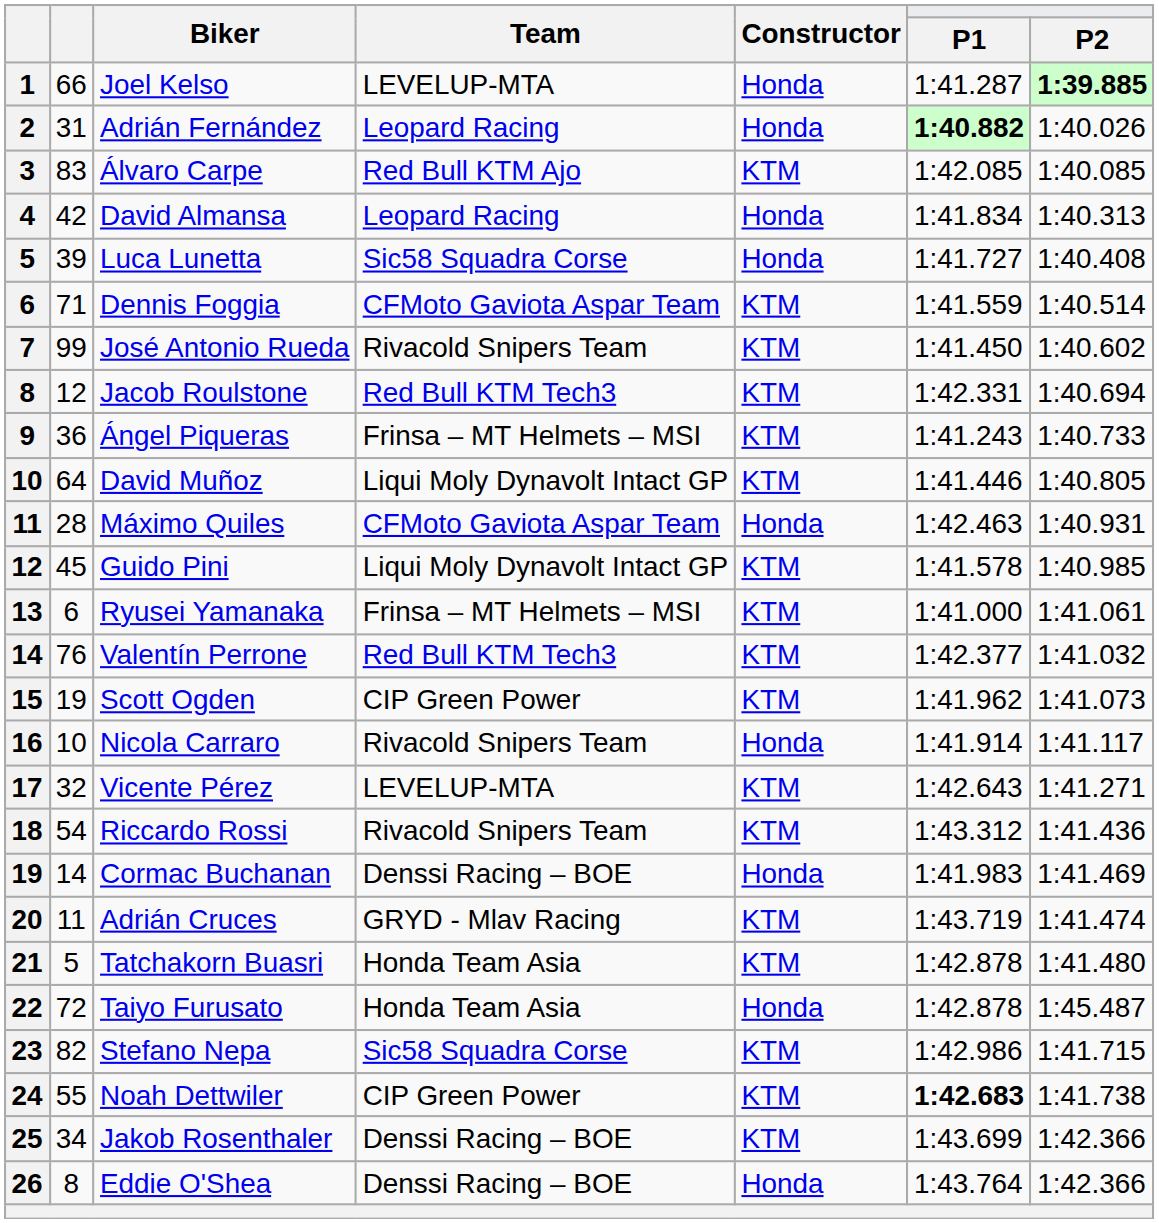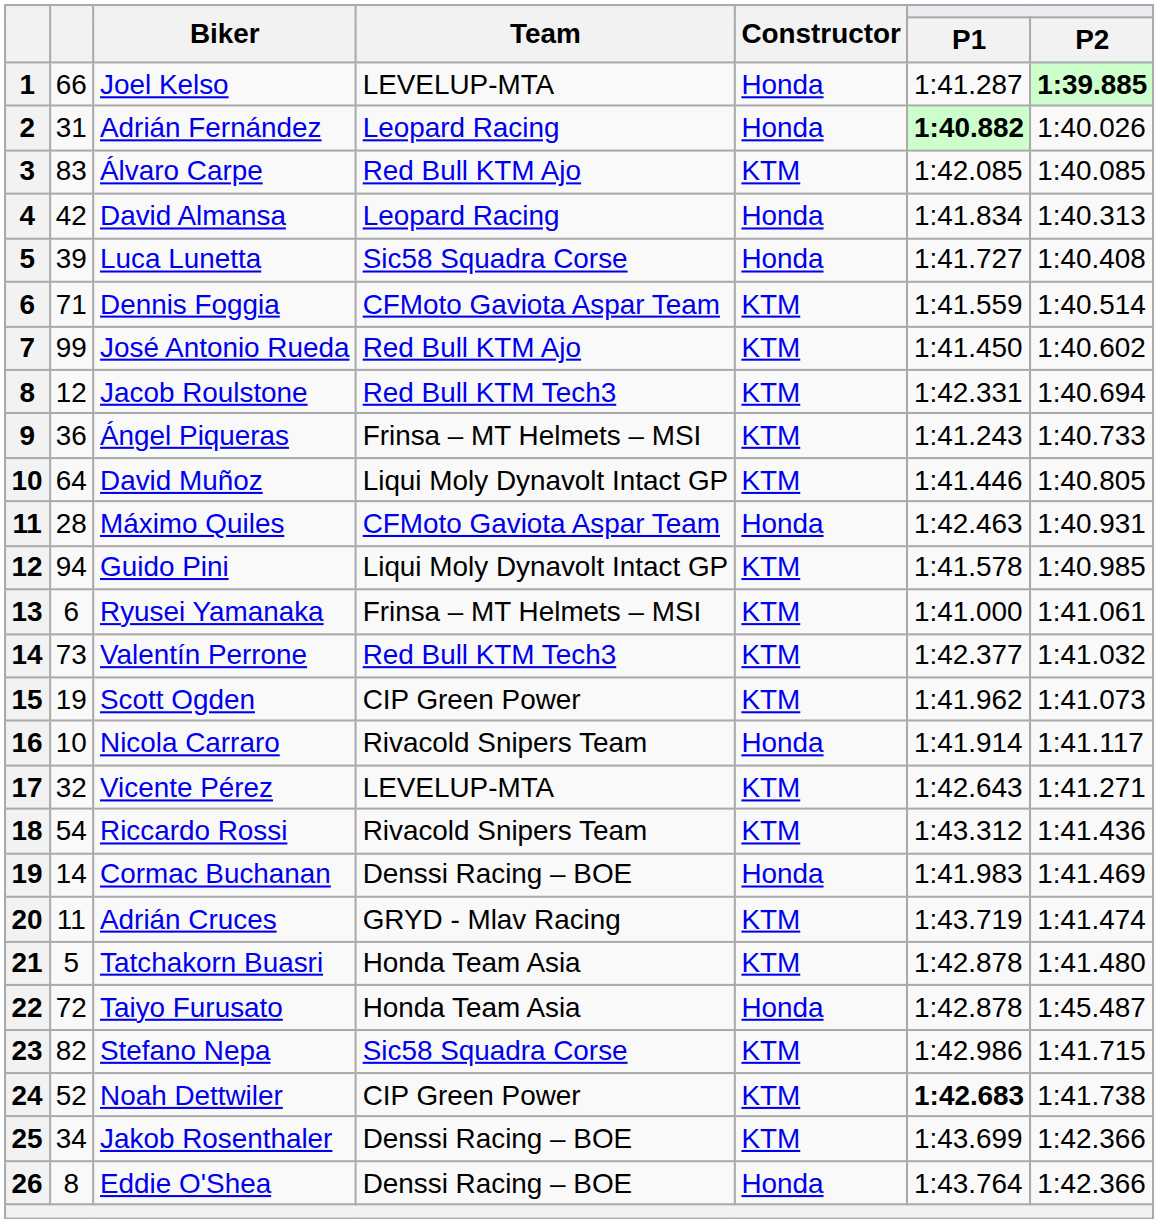(505, 347) Rivacold Snipers Team -> (472, 347) Red Bull KTM Ajo
(71, 567) 45 -> (71, 567) 94
(71, 655) 76 -> (71, 655) 73
(71, 1095) 55 -> (71, 1095) 52
